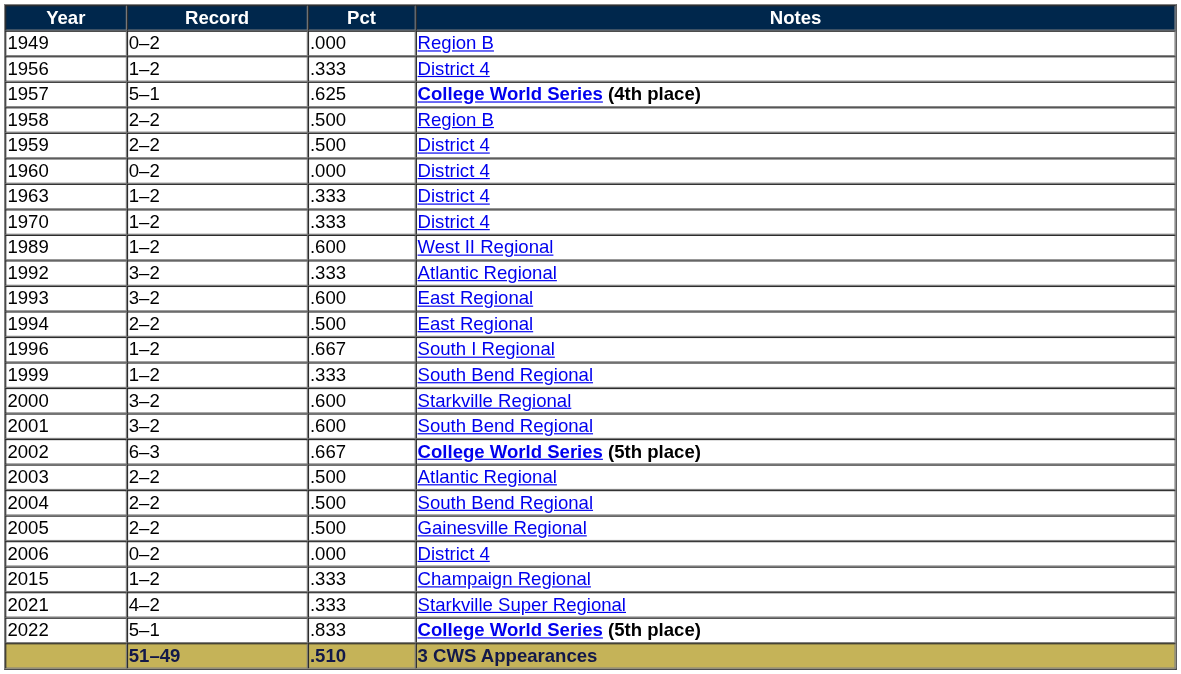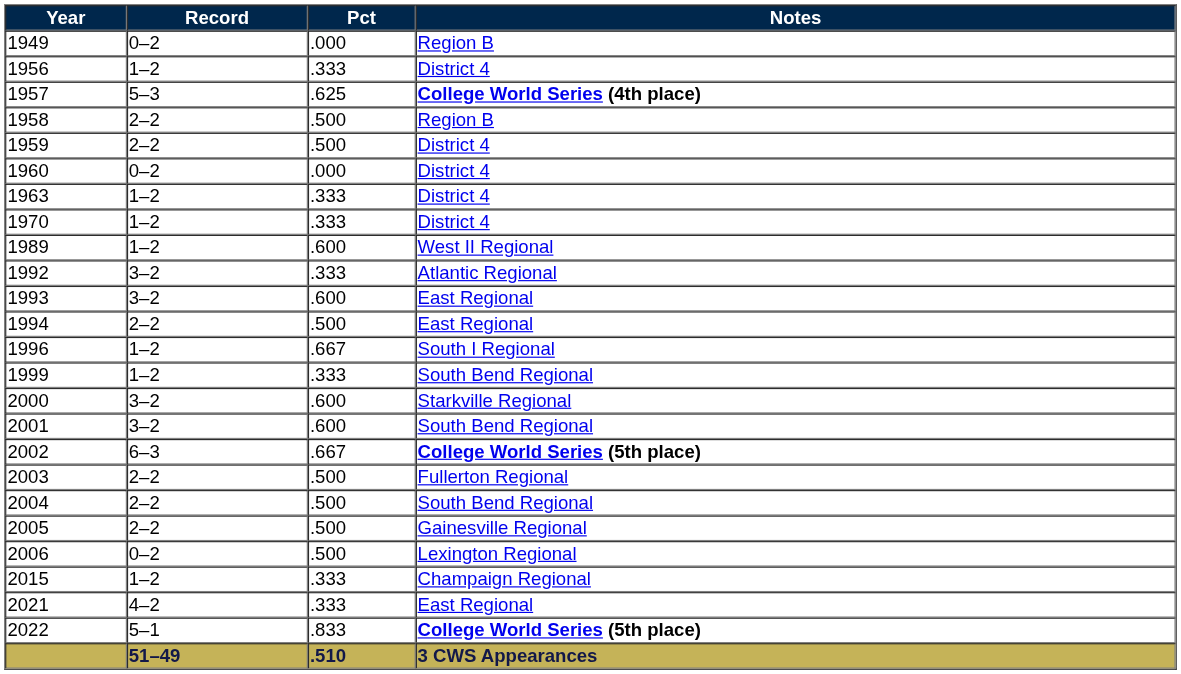(144, 94) 5–1 -> (144, 94) 5–3
(487, 477) Atlantic Regional -> (493, 477) Fullerton Regional
(328, 553) .000 -> (328, 553) .500
(454, 553) District 4 -> (497, 553) Lexington Regional
(522, 604) Starkville Super Regional -> (475, 604) East Regional
